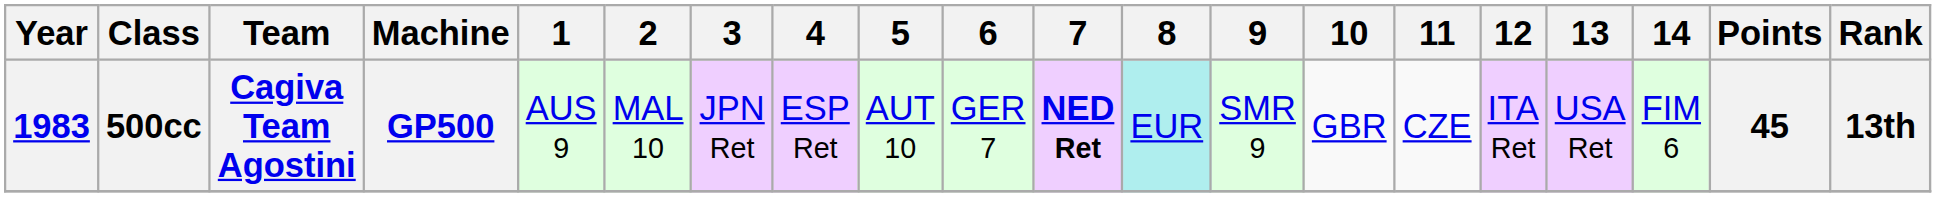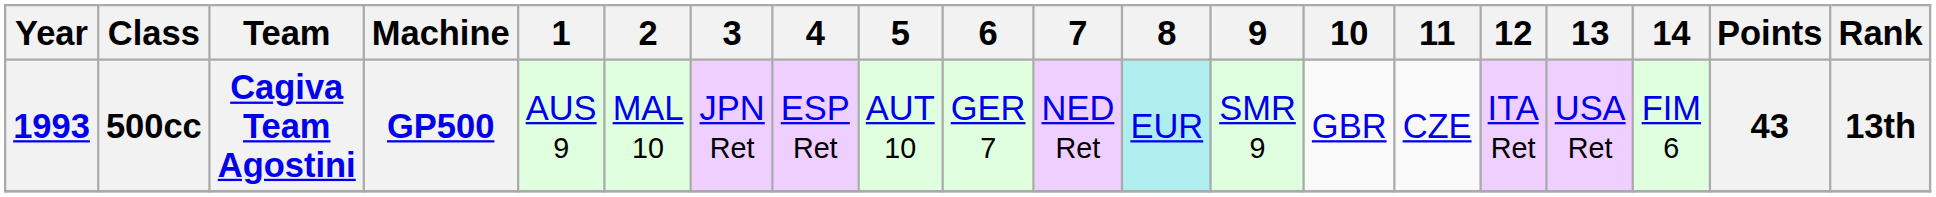(52, 126) 1983 -> (52, 126) 1993
(1078, 126) bold -> (1078, 126) normal
(1770, 126) 45 -> (1770, 126) 43
